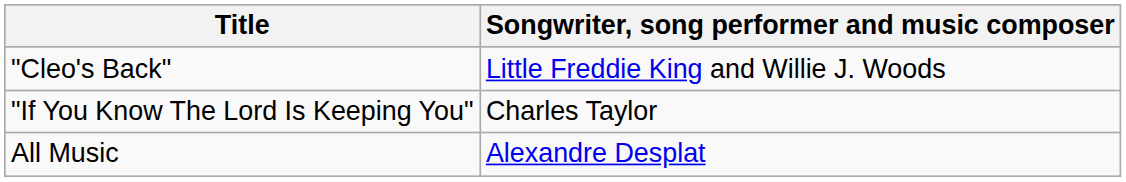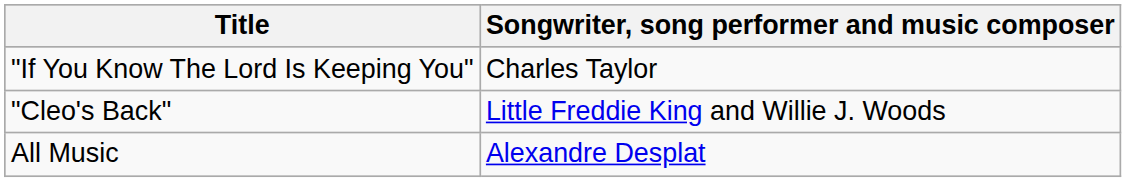rows swapped: (242, 111) <-> (91, 68)
